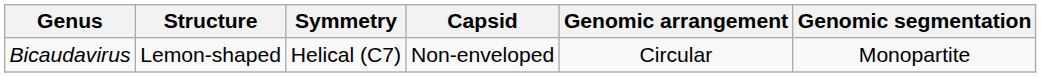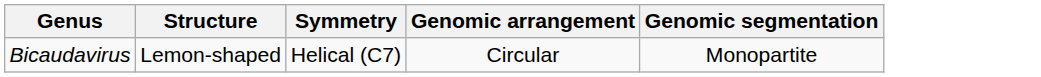- column: (483, 21)
